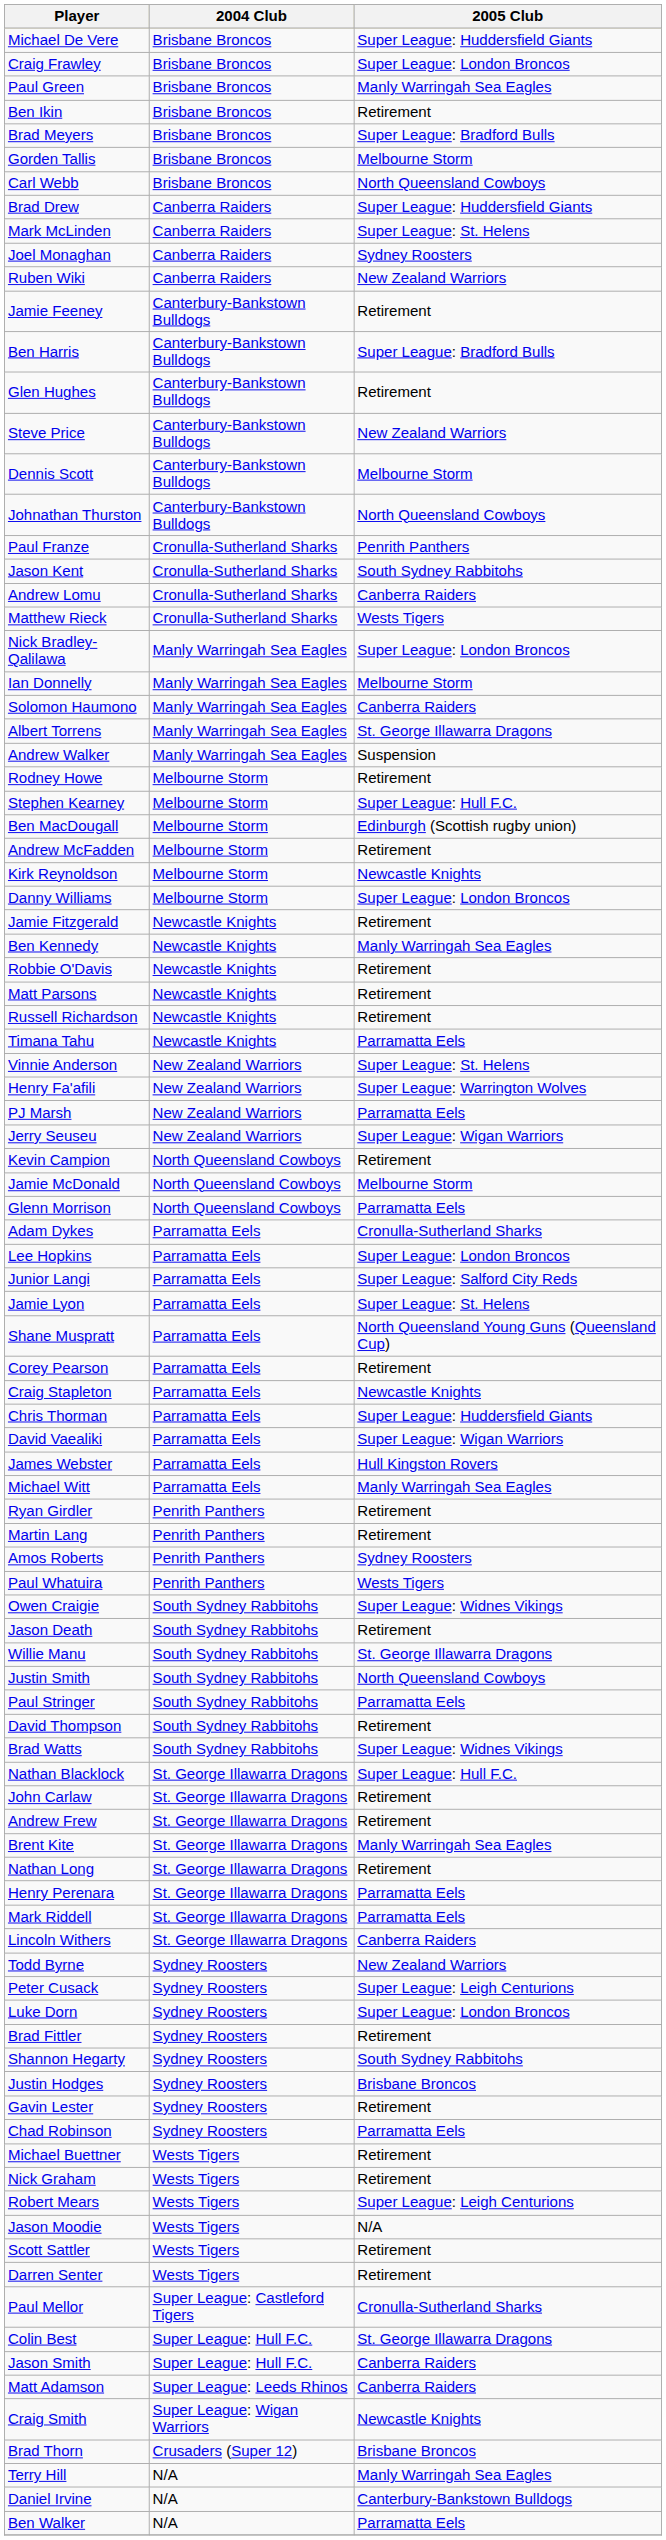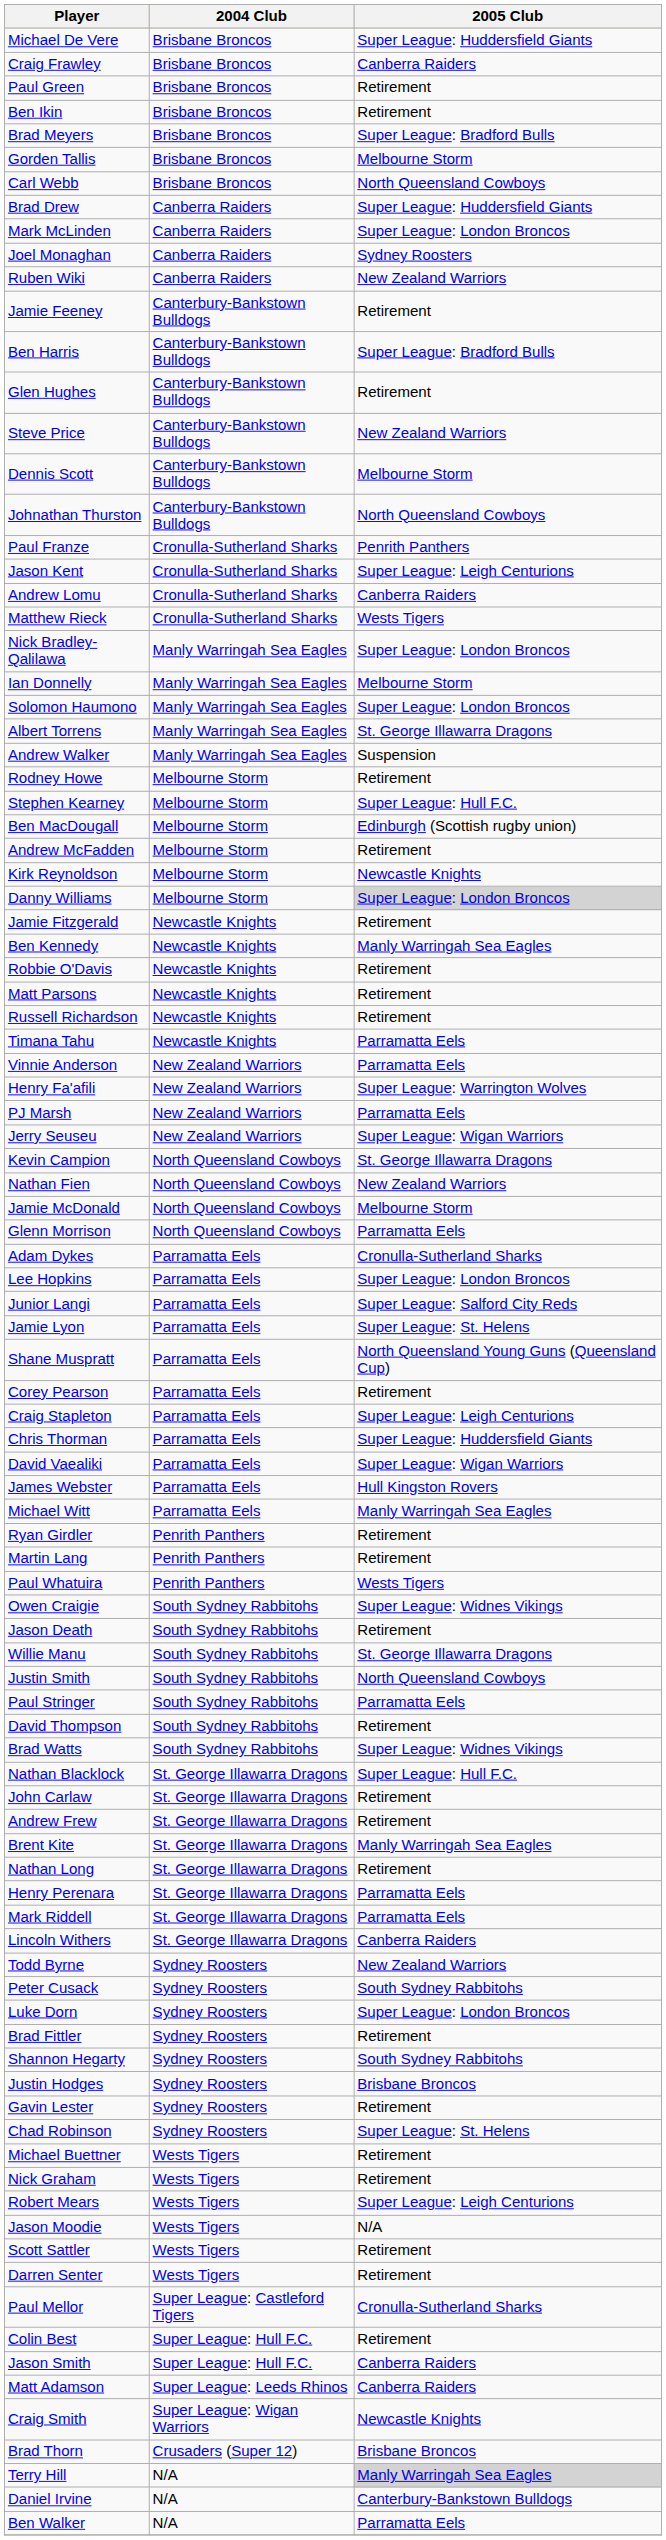(463, 64) Super League: London Broncos -> (417, 64) Canberra Raiders
(454, 87) Manly Warringah Sea Eagles -> (394, 87) Retirement
(443, 231) Super League: St. Helens -> (463, 231) Super League: London Broncos
(440, 571) South Sydney Rabbitohs -> (466, 571) Super League: Leigh Centurions
(417, 707) Canberra Raiders -> (463, 707) Super League: London Broncos
(463, 898) no background -> (463, 898) lightgrey background
(443, 1065) Super League: St. Helens -> (411, 1065) Parramatta Eels
(394, 1160) Retirement -> (455, 1160) St. George Illawarra Dragons
+ row: (49, 1184)
(419, 1392) Newcastle Knights -> (466, 1415) Super League: Leigh Centurions
- row: (56, 1559)
(466, 1988) Super League: Leigh Centurions -> (440, 1988) South Sydney Rabbitohs
(411, 2131) Parramatta Eels -> (443, 2131) Super League: St. Helens
(455, 2339) St. George Illawarra Dragons -> (394, 2339) Retirement
(454, 2475) no background -> (454, 2475) lightgrey background
